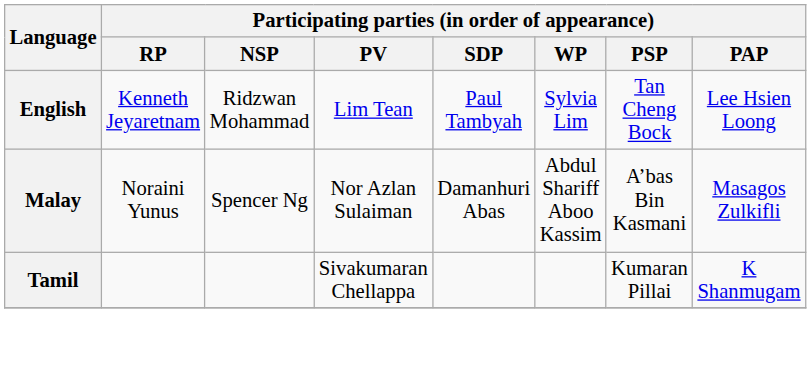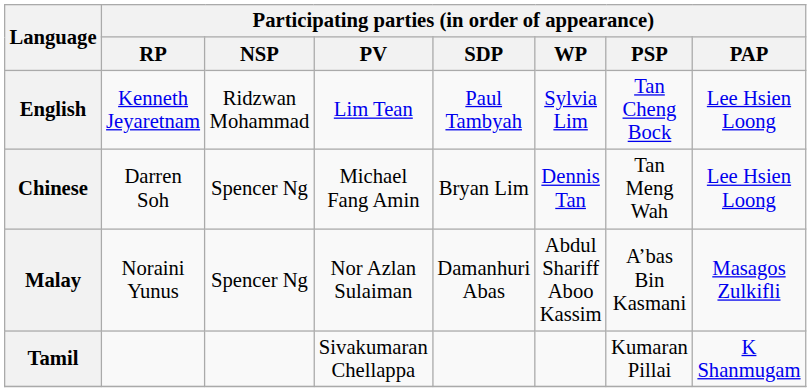+ row: (53, 188)
